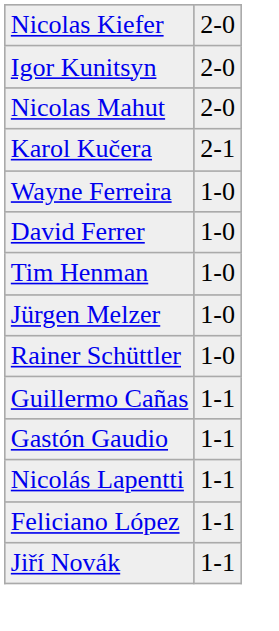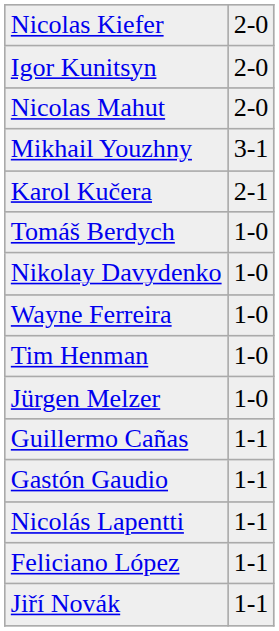+ row: (101, 149)
+ row: (93, 231)
+ row: (116, 273)
- row: (78, 231)
- row: (96, 356)
